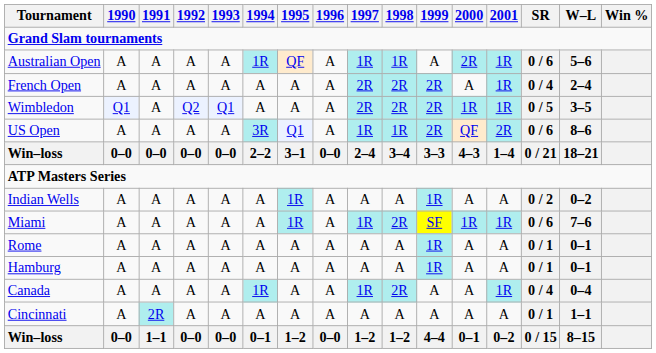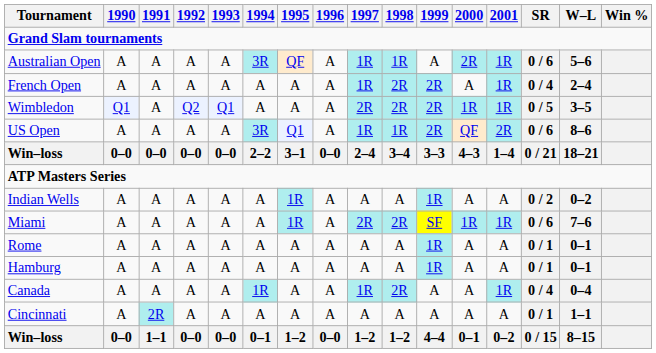(260, 61) 1R -> (260, 61) 3R
(365, 84) 2R -> (365, 84) 1R
(365, 221) 1R -> (365, 221) 2R
